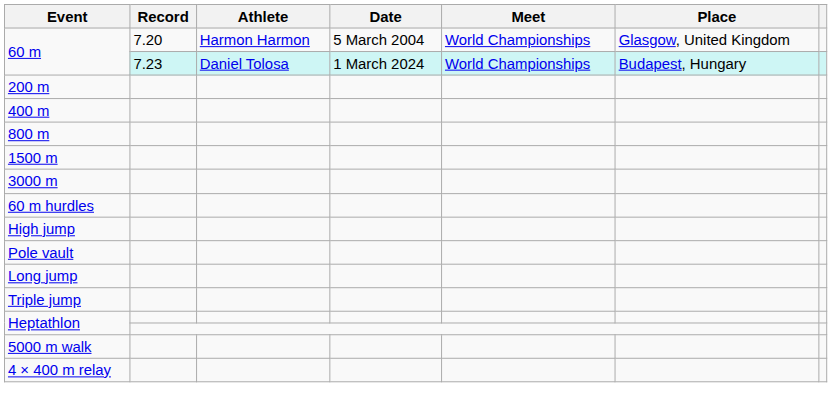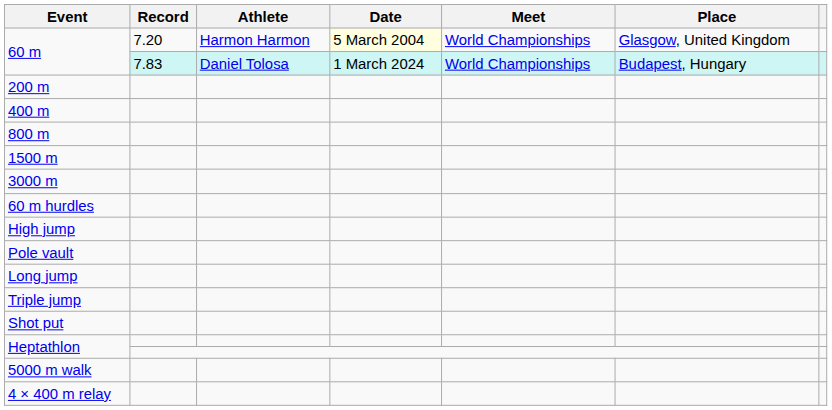(379, 40) no background -> (379, 40) lightyellow background
(148, 64) 7.23 -> (148, 64) 7.83
+ row: (36, 323)
